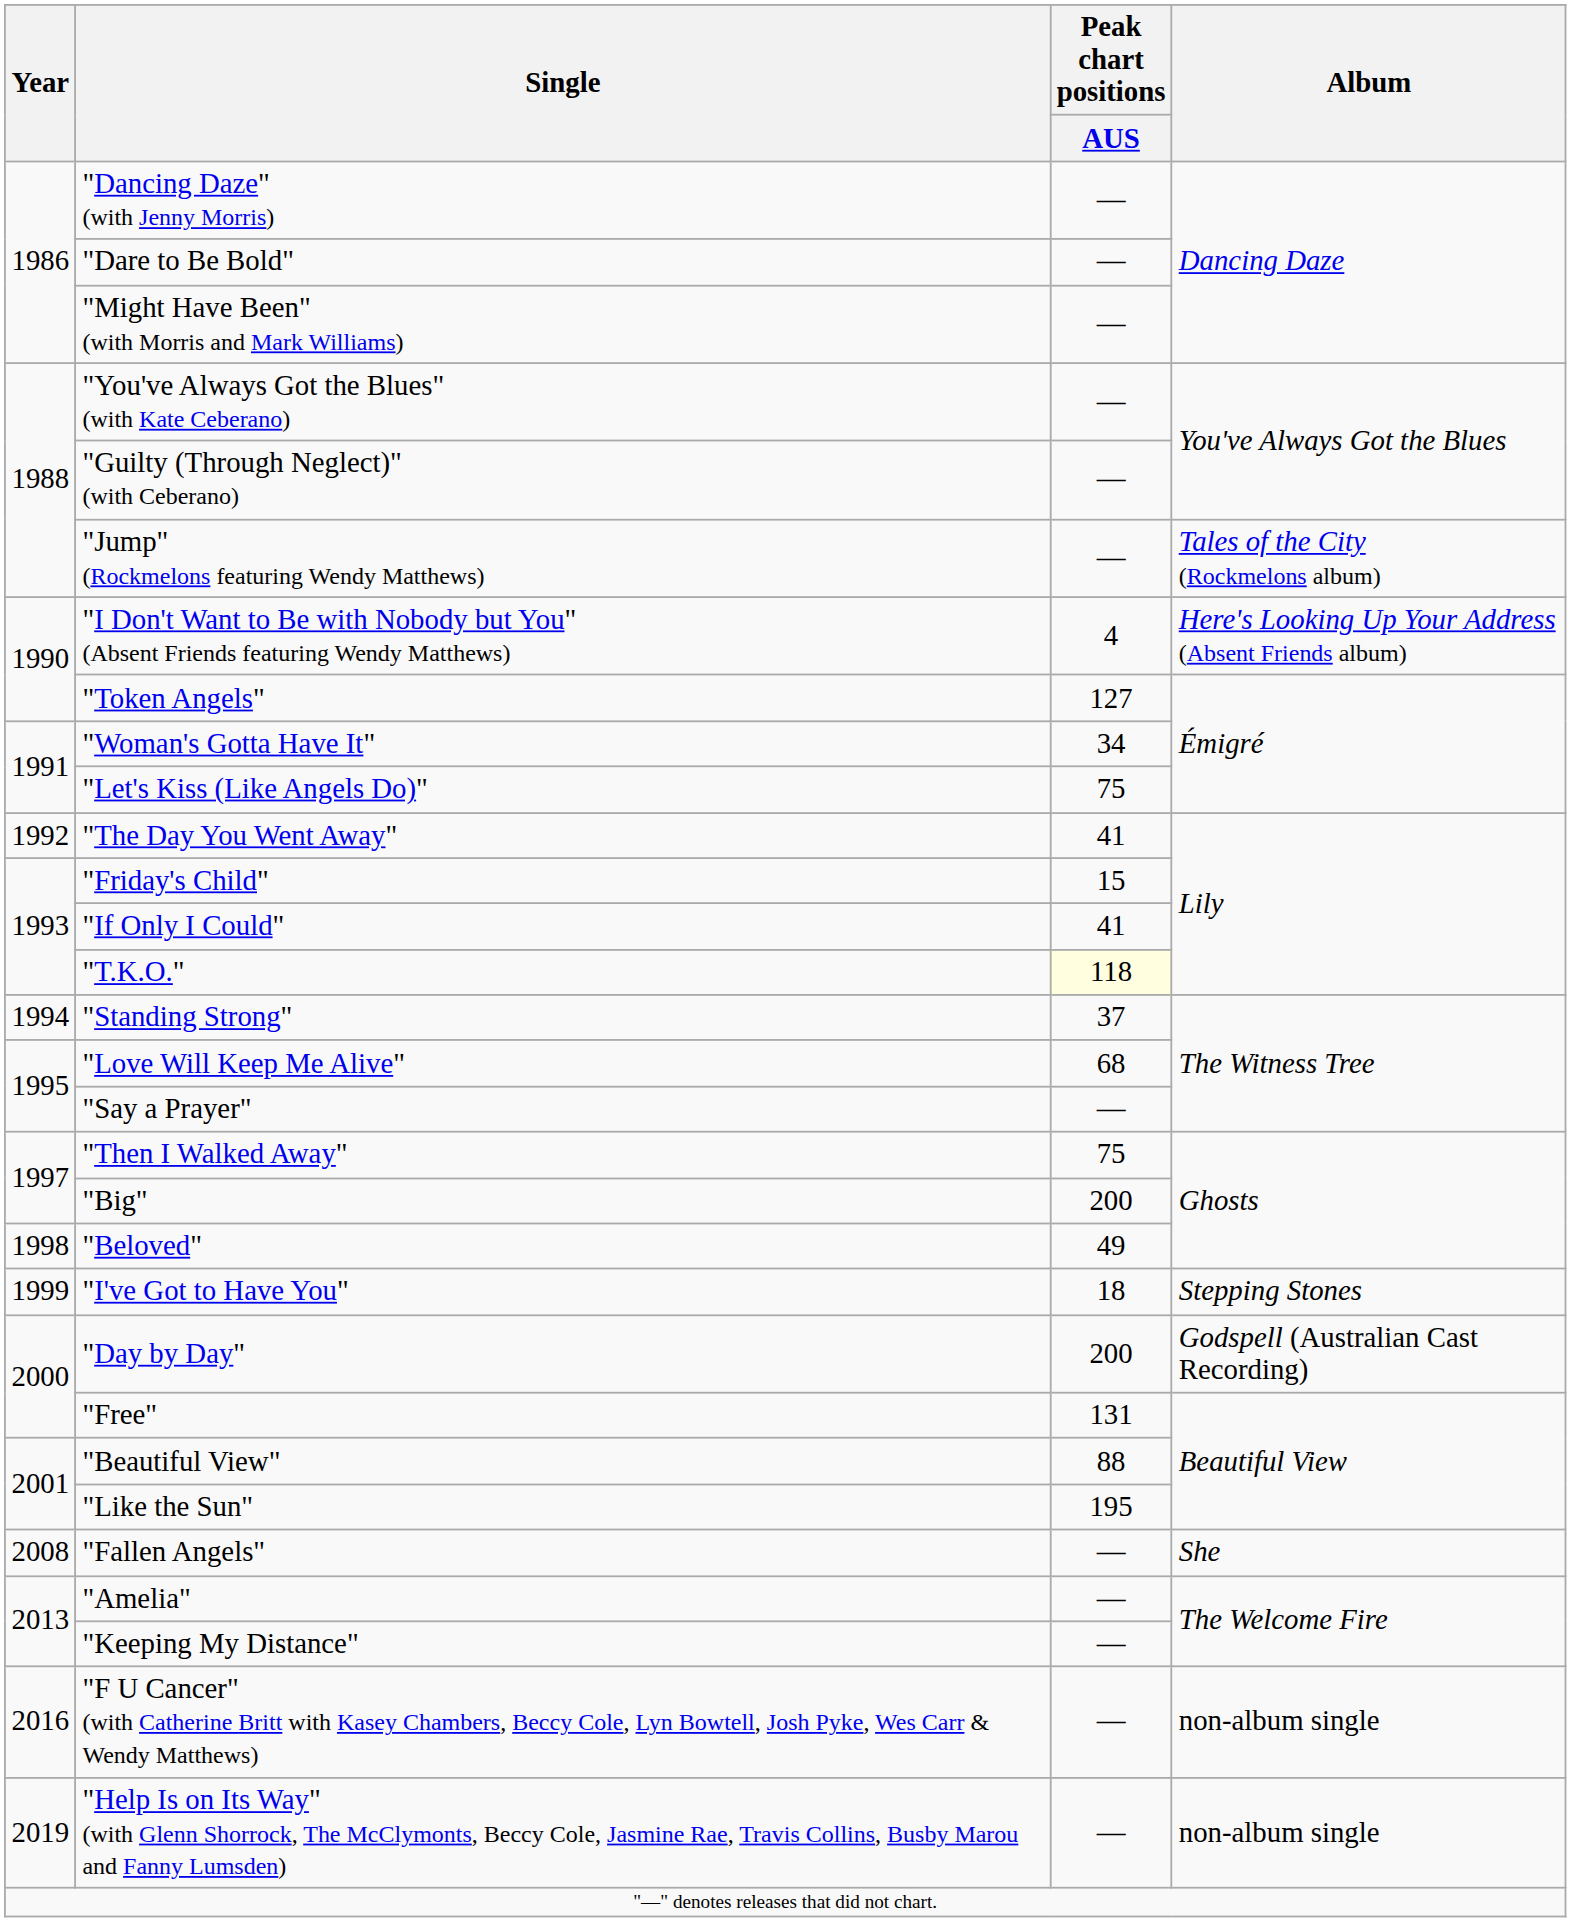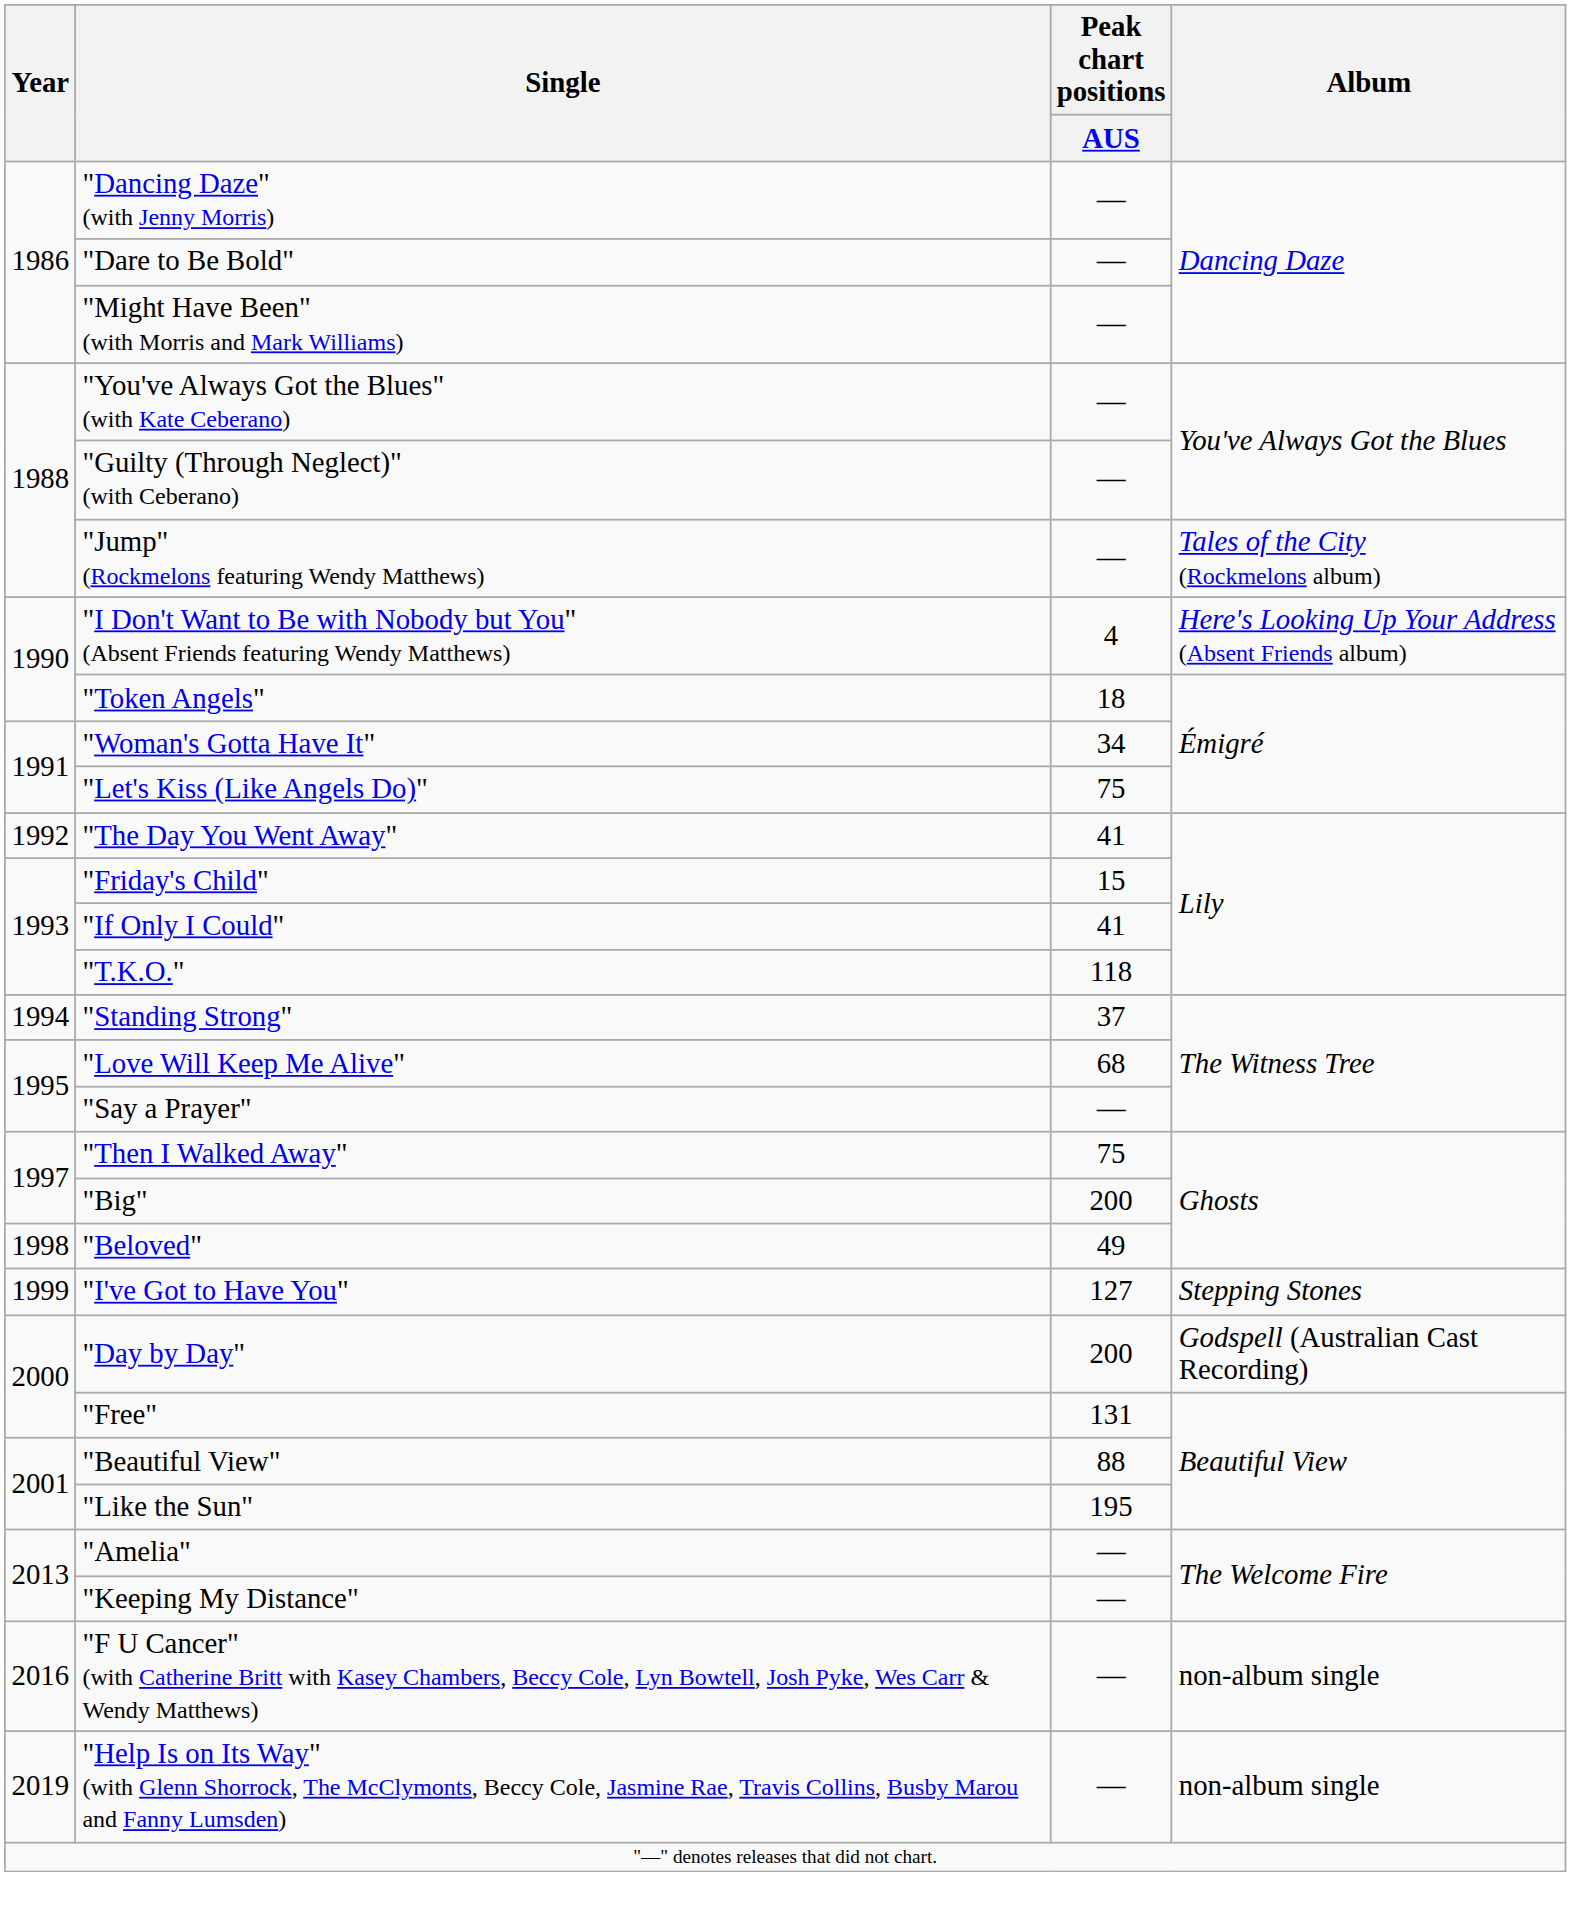(1111, 697) 127 -> (1111, 697) 18
(1111, 971) lightyellow background -> (1111, 971) no background
(1111, 1291) 18 -> (1111, 1291) 127
- row: (174, 1552)
